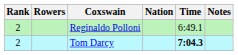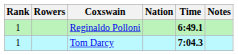(18, 27) 2 -> (18, 27) 1
(190, 27) normal -> (190, 27) bold
(18, 43) 2 -> (18, 43) 1
